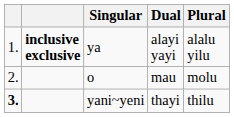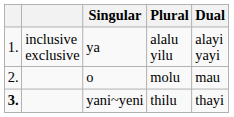columns swapped: (166, 15) <-> (207, 15)
(53, 46) bold -> (52, 46) normal
